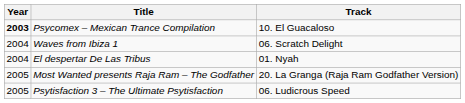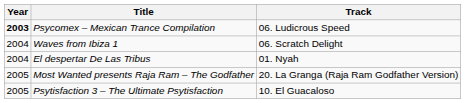(297, 28) 10. El Guacaloso -> (304, 28) 06. Ludicrous Speed
(304, 91) 06. Ludicrous Speed -> (297, 91) 10. El Guacaloso
